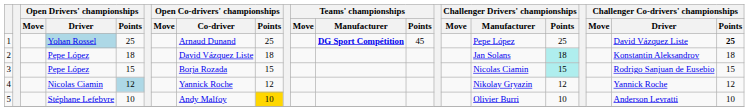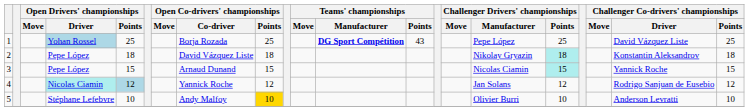(207, 40) Arnaud Dunand -> (203, 40) Borja Rozada
(420, 40) 45 -> (420, 40) 43
(730, 40) bold -> (730, 40) normal
(492, 55) Jan Solans -> (503, 55) Nikolay Gryazin
(203, 69) Borja Rozada -> (207, 69) Arnaud Dunand
(664, 69) Rodrigo Sanjuan de Eusebio -> (640, 69) Yannick Roche
(75, 84) no background -> (75, 84) paleturquoise background
(503, 84) Nikolay Gryazin -> (492, 84) Jan Solans
(640, 84) Yannick Roche -> (664, 84) Rodrigo Sanjuan de Eusebio
